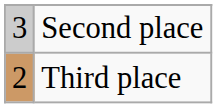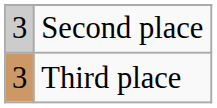(20, 77) 2 -> (20, 77) 3
